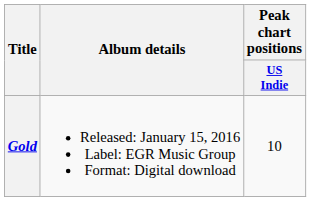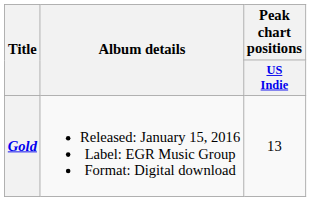(274, 146) 10 -> (274, 146) 13
